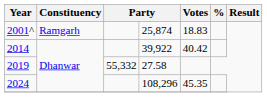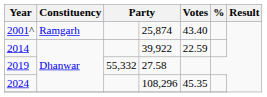(195, 30) 18.83 -> (195, 30) 43.40
(195, 48) 40.42 -> (195, 48) 22.59
